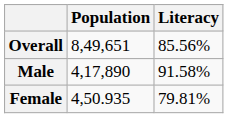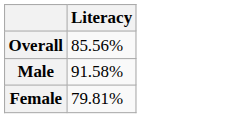- column: (110, 17)
